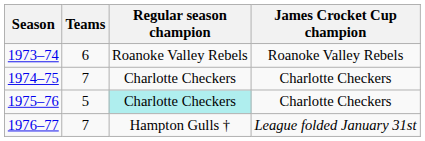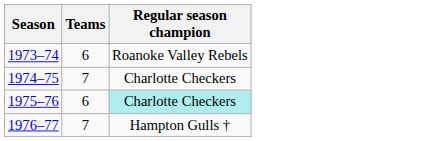- column: (335, 24)
(85, 101) 5 -> (85, 101) 6
